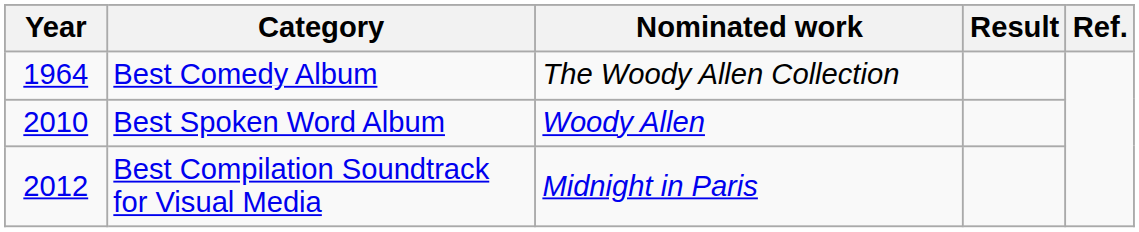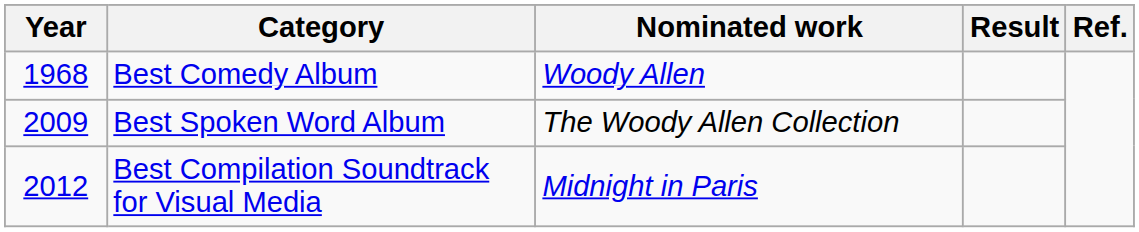(56, 74) 1964 -> (56, 74) 1968
(721, 74) The Woody Allen Collection -> (624, 74) Woody Allen
(56, 121) 2010 -> (56, 121) 2009
(624, 121) Woody Allen -> (721, 121) The Woody Allen Collection
